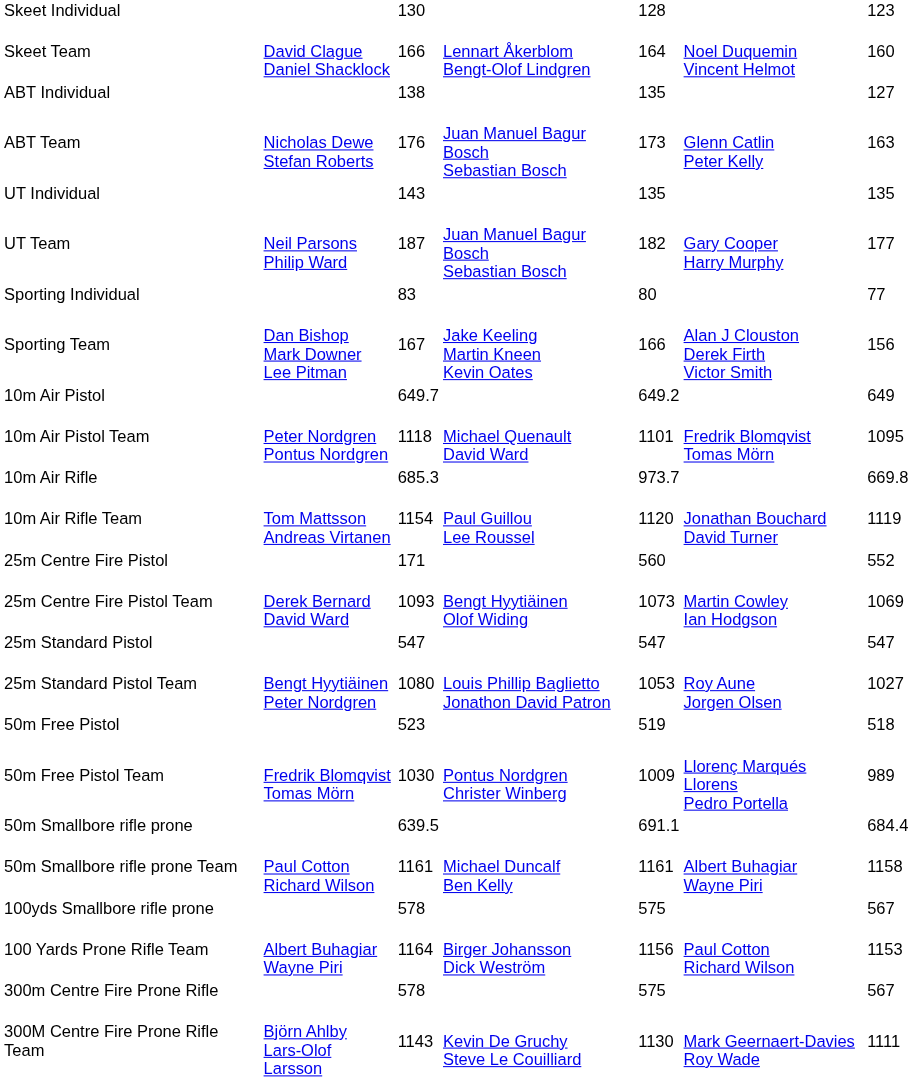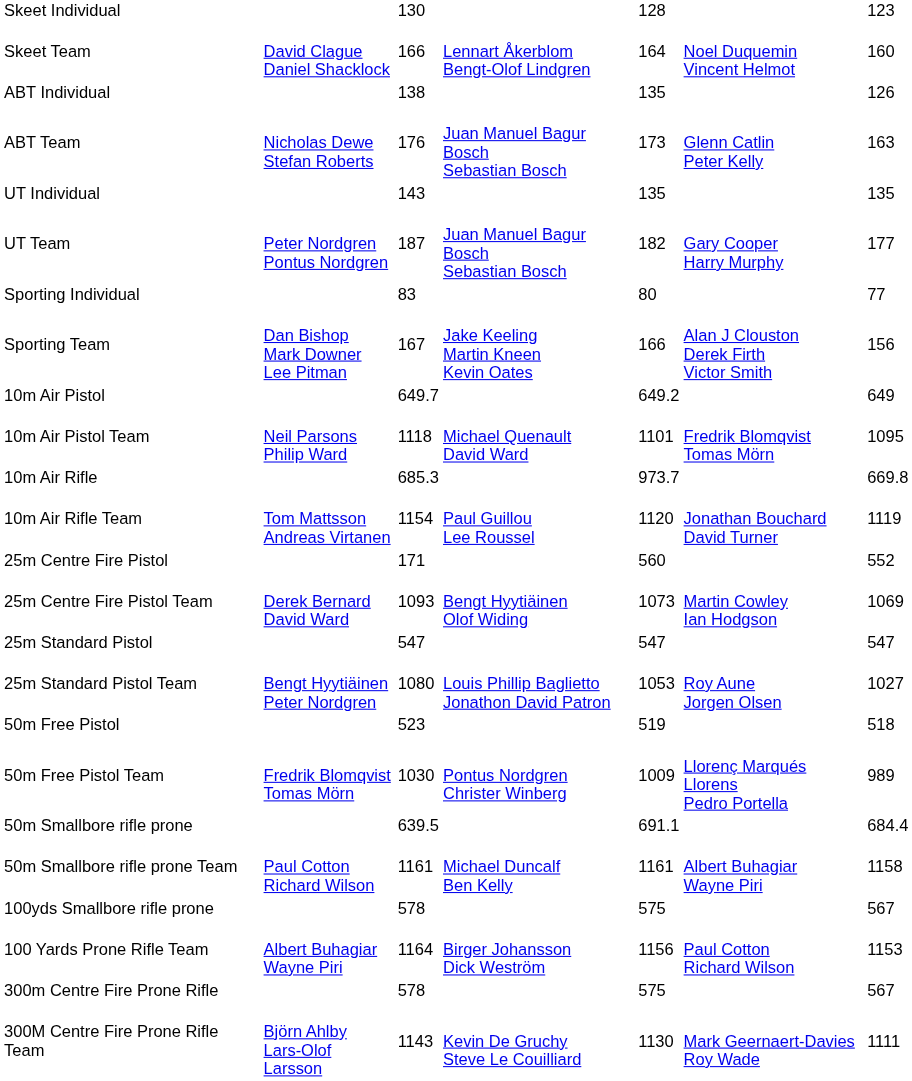(881, 92) 127 -> (881, 92) 126
(310, 253) Neil Parsons Philip Ward -> (326, 253) Peter Nordgren Pontus Nordgren
(326, 446) Peter Nordgren Pontus Nordgren -> (310, 446) Neil Parsons Philip Ward
